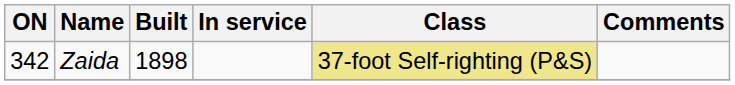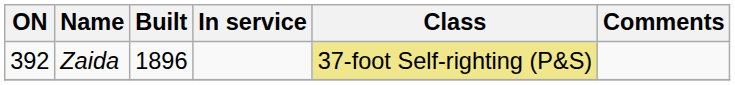(30, 60) 342 -> (30, 60) 392
(161, 60) 1898 -> (161, 60) 1896
